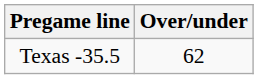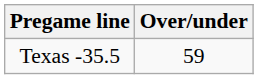(194, 55) 62 -> (194, 55) 59
